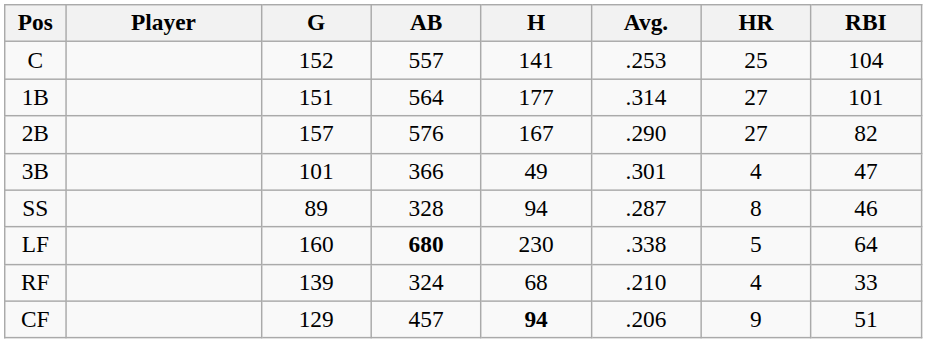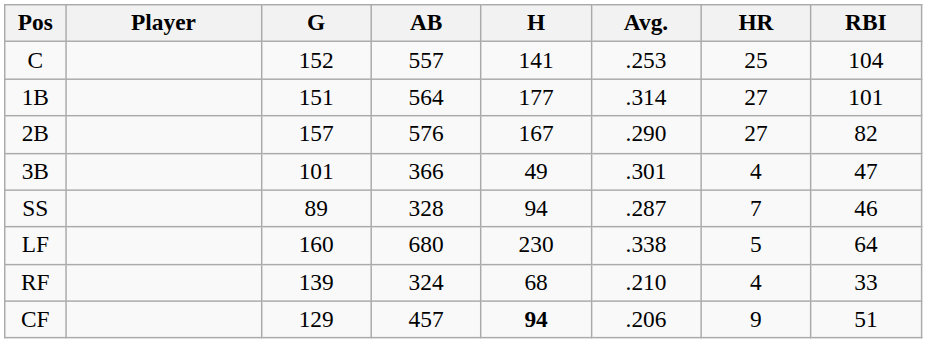(756, 208) 8 -> (756, 208) 7
(426, 245) bold -> (426, 245) normal
